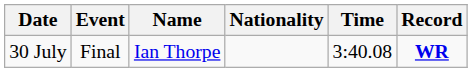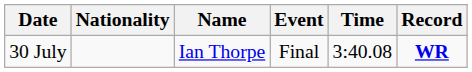columns swapped: (100, 20) <-> (277, 20)
